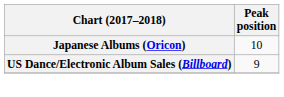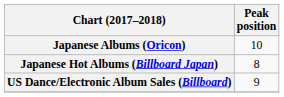+ row: (119, 63)
